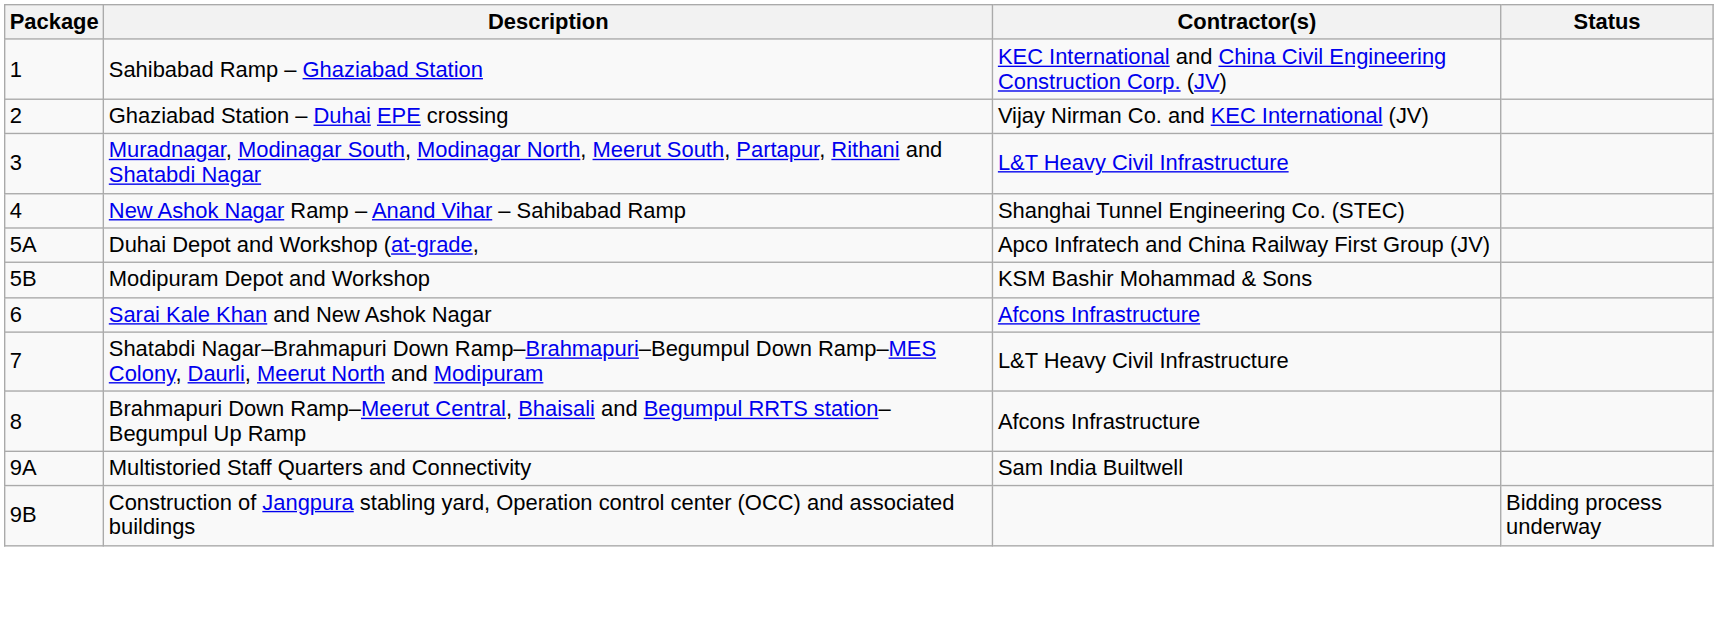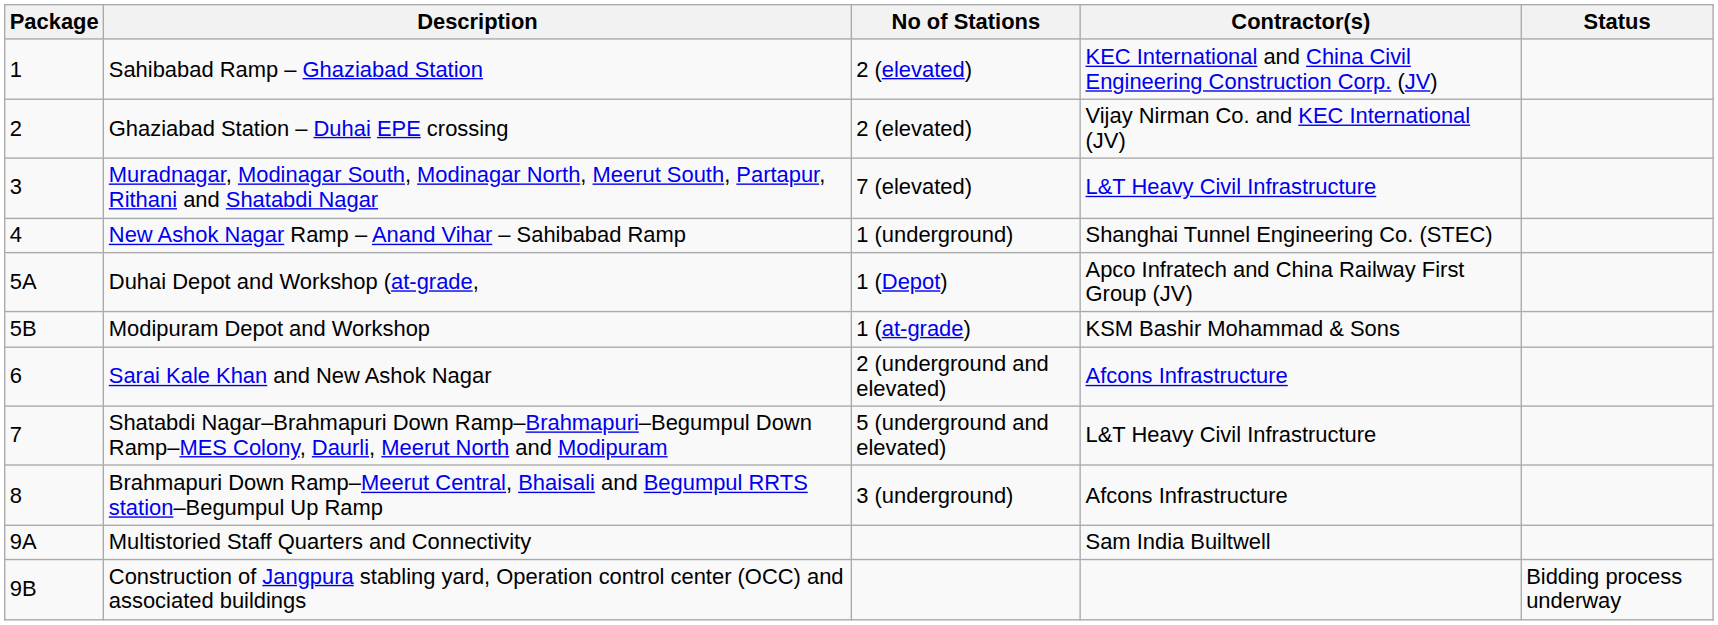+ column: (966, 21)
